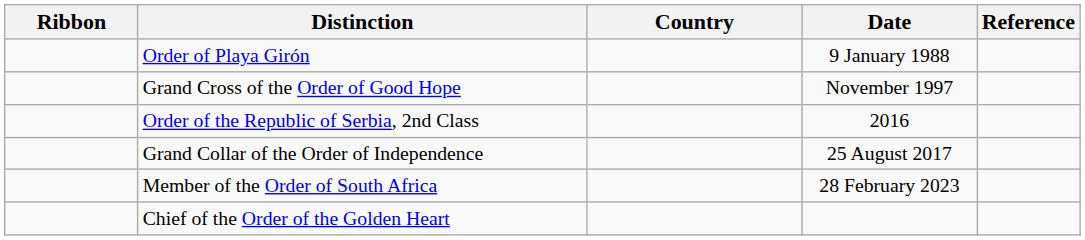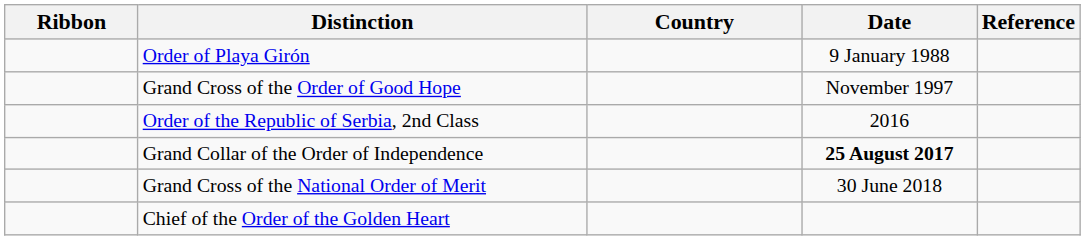(889, 153) normal -> (889, 153) bold
+ row: (314, 185)
- row: (290, 185)
